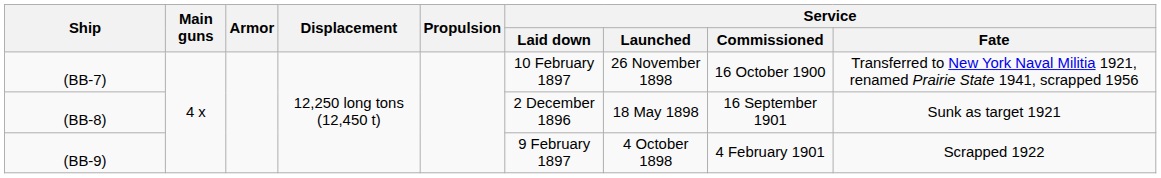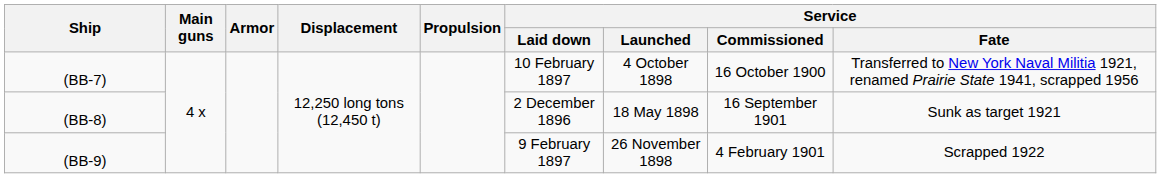(656, 71) 26 November 1898 -> (656, 71) 4 October 1898
(656, 152) 4 October 1898 -> (656, 152) 26 November 1898
